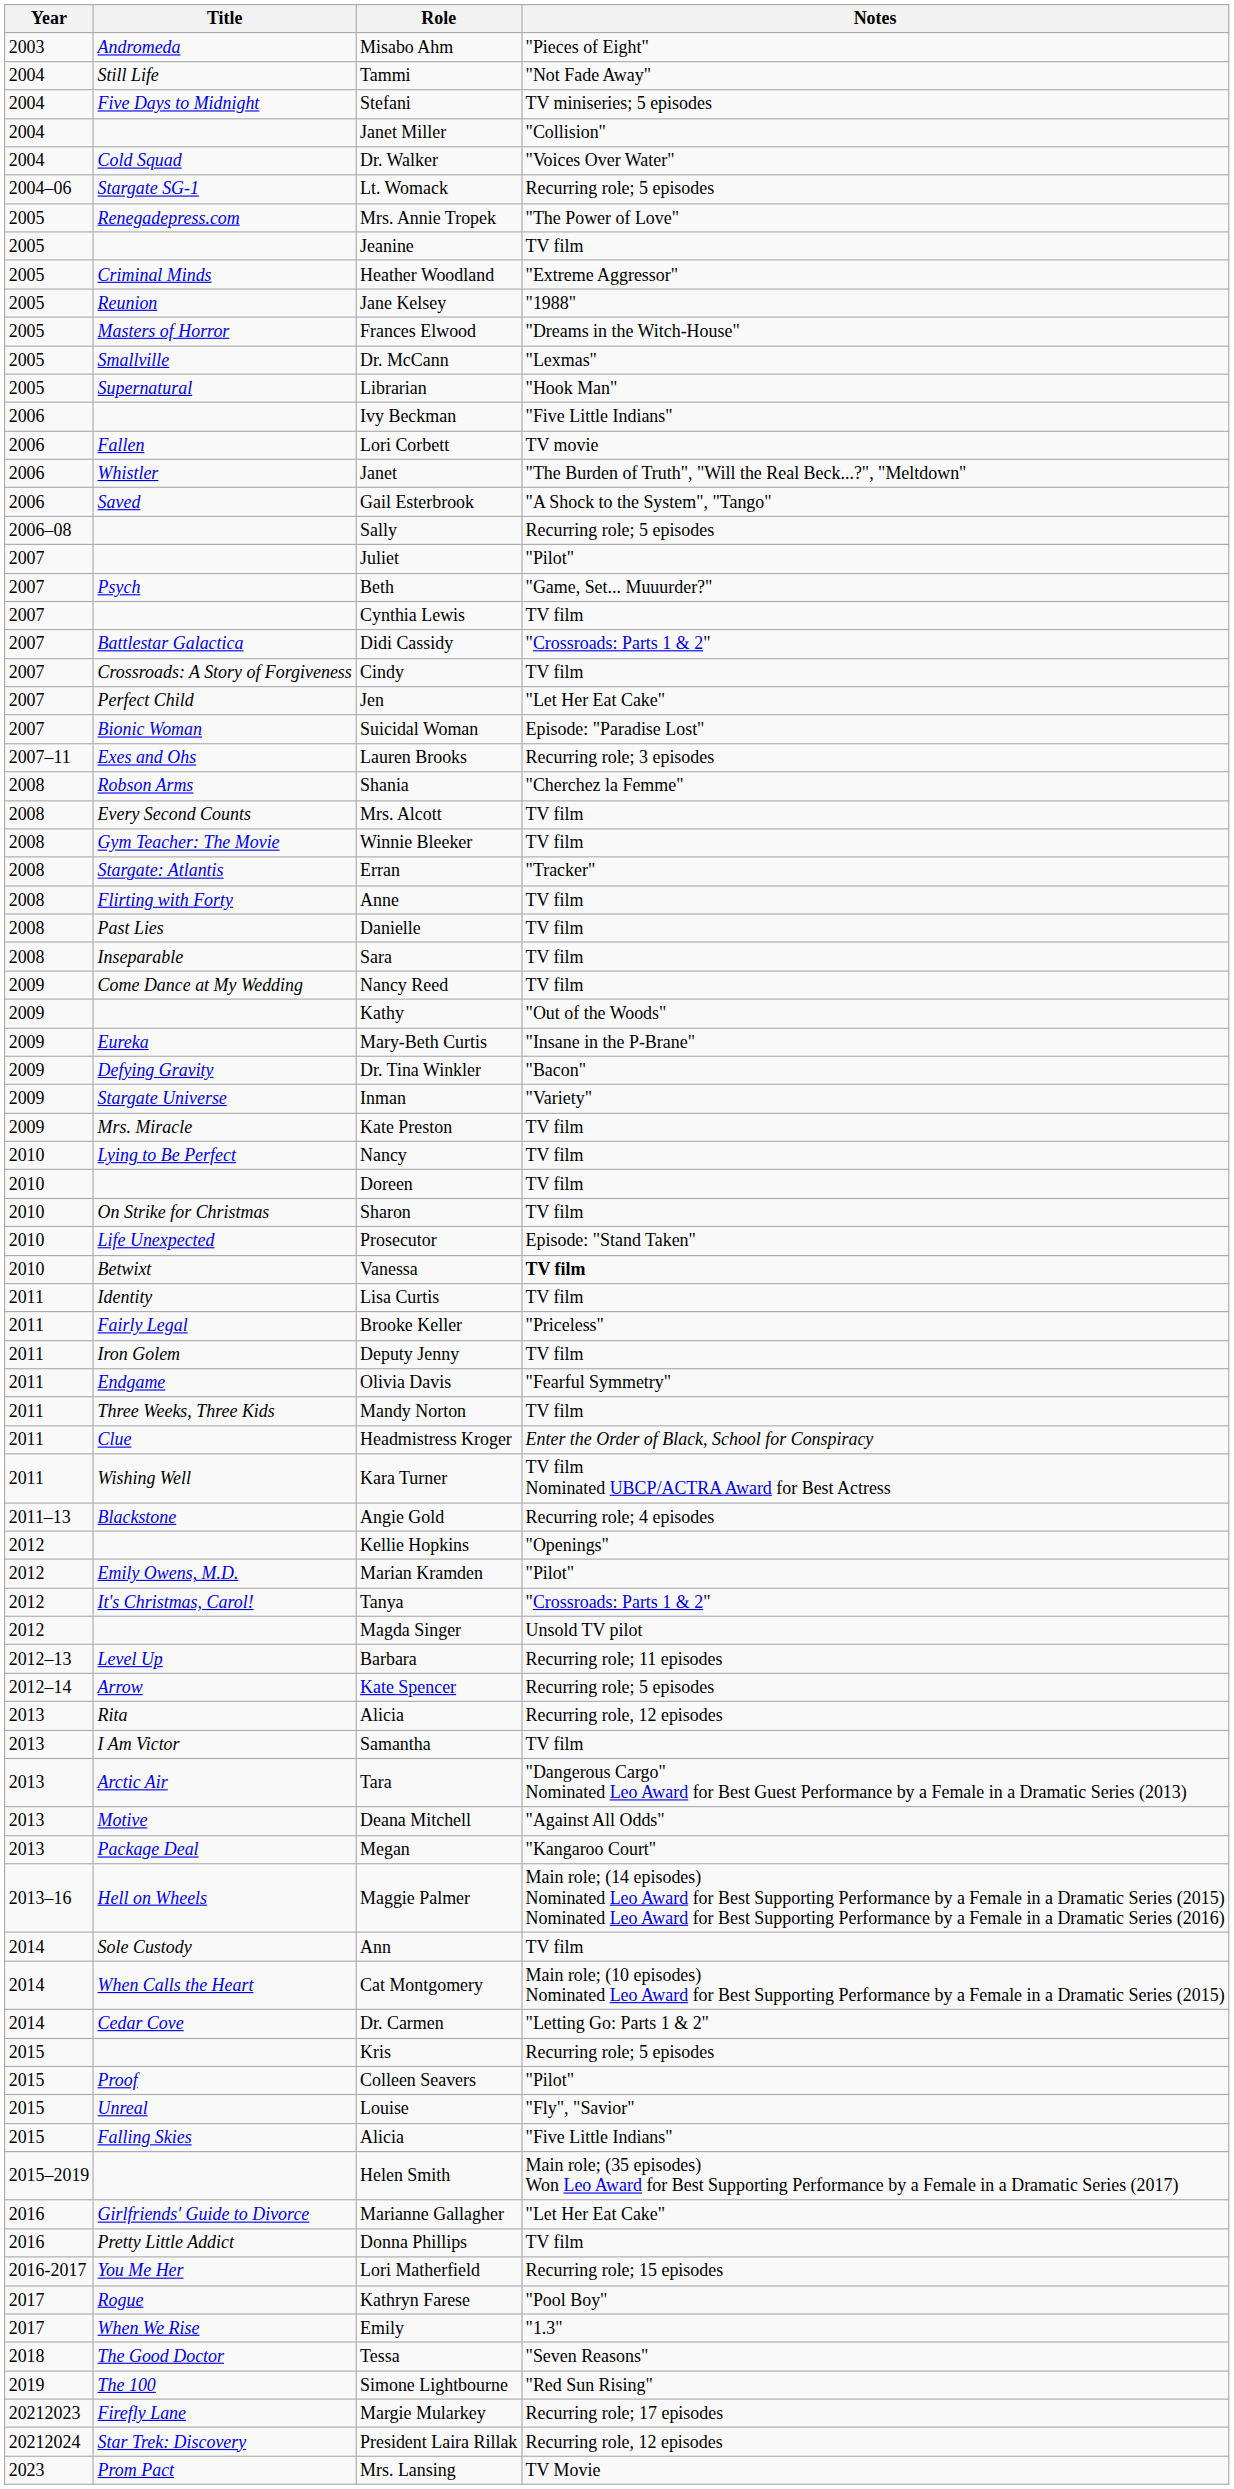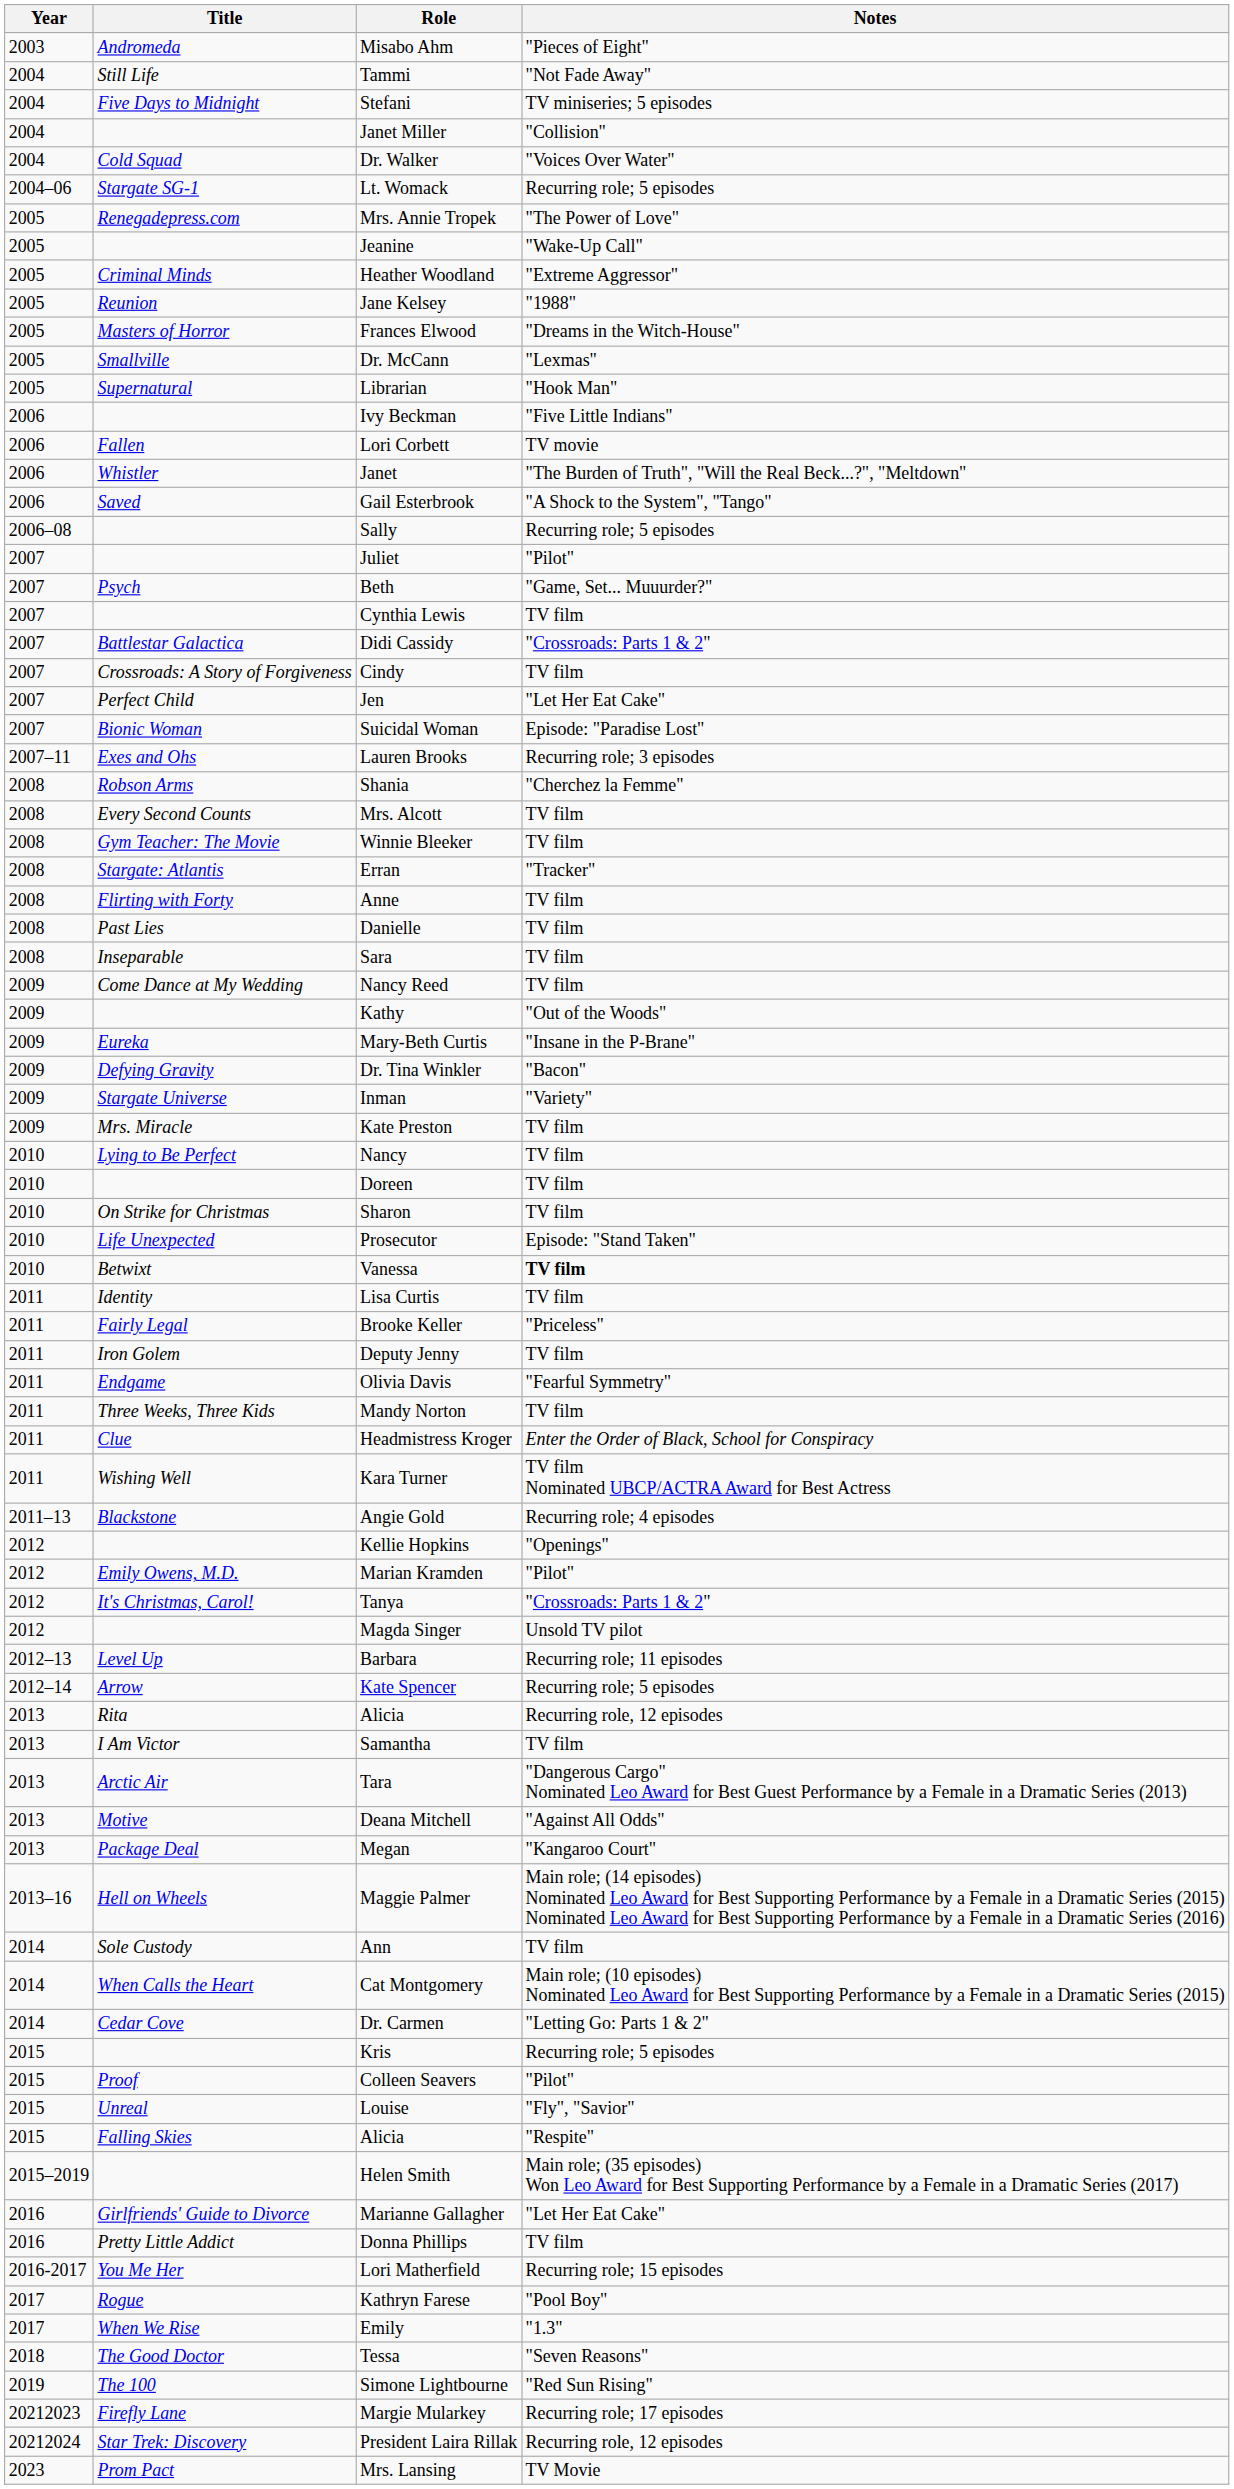(555, 246) TV film -> (584, 246) "Wake-Up Call"
(599, 2137) "Five Little Indians" -> (560, 2137) "Respite"
